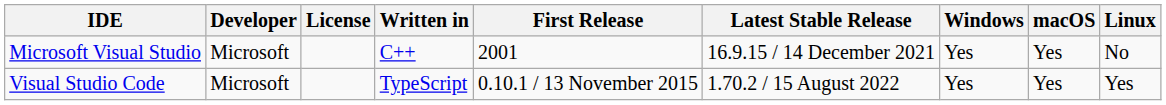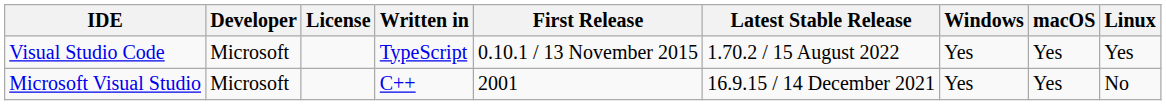rows swapped: (105, 52) <-> (87, 83)
